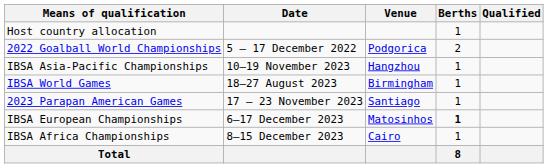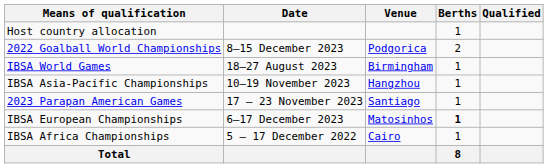(291, 48) 5 – 17 December 2022 -> (285, 48) 8–15 December 2023
rows swapped: (59, 84) <-> (108, 66)
(285, 136) 8–15 December 2023 -> (291, 136) 5 – 17 December 2022
